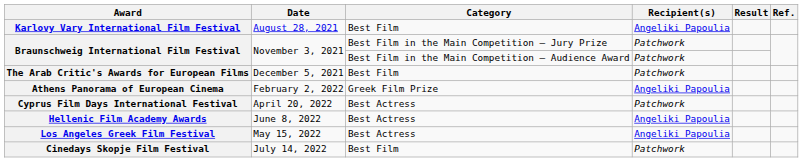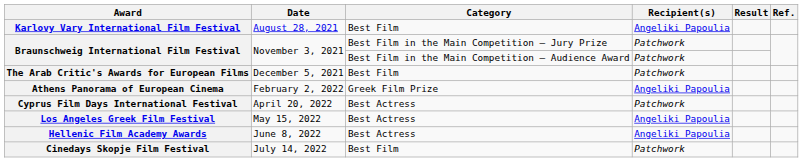rows swapped: (128, 134) <-> (128, 119)
